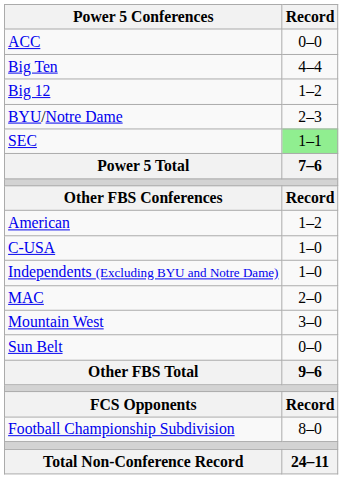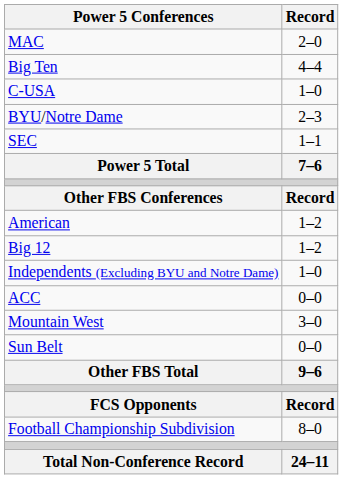rows swapped: (24, 41) <-> (26, 297)
rows swapped: (29, 91) <-> (32, 247)
(310, 141) lightgreen background -> (310, 141) no background
